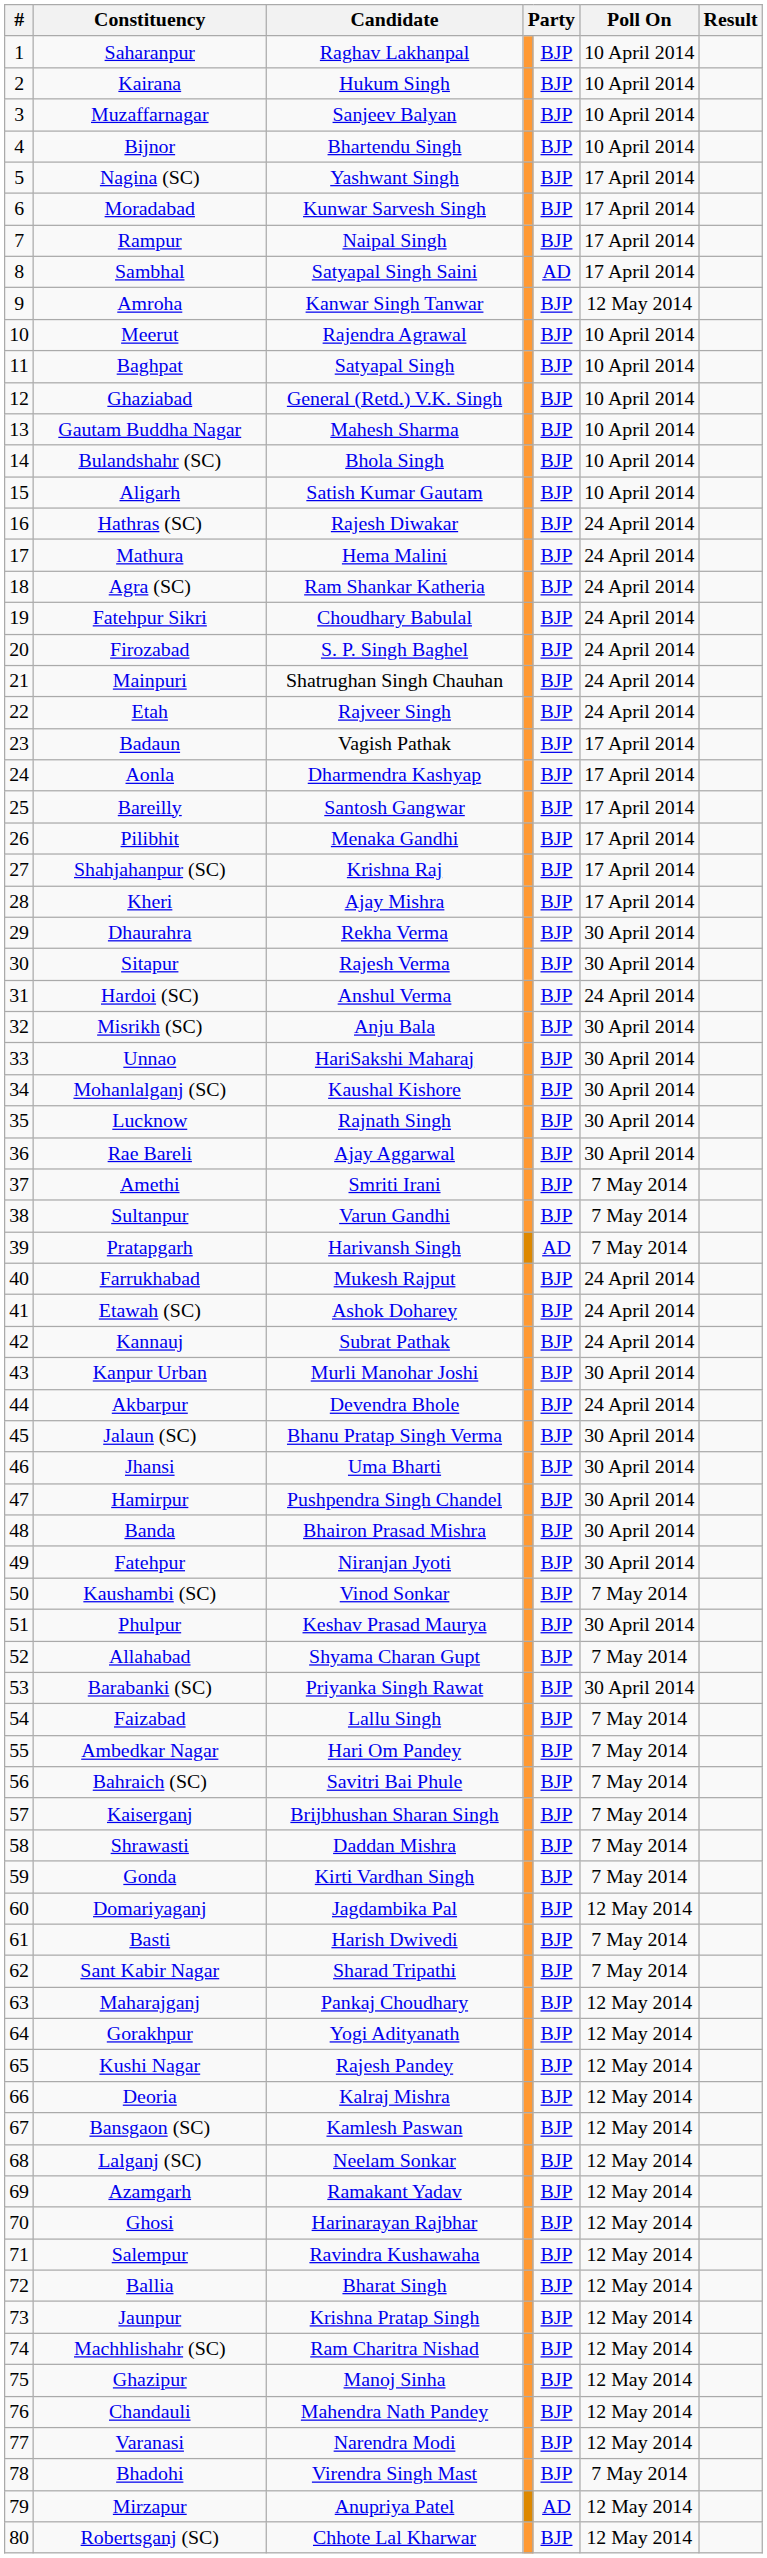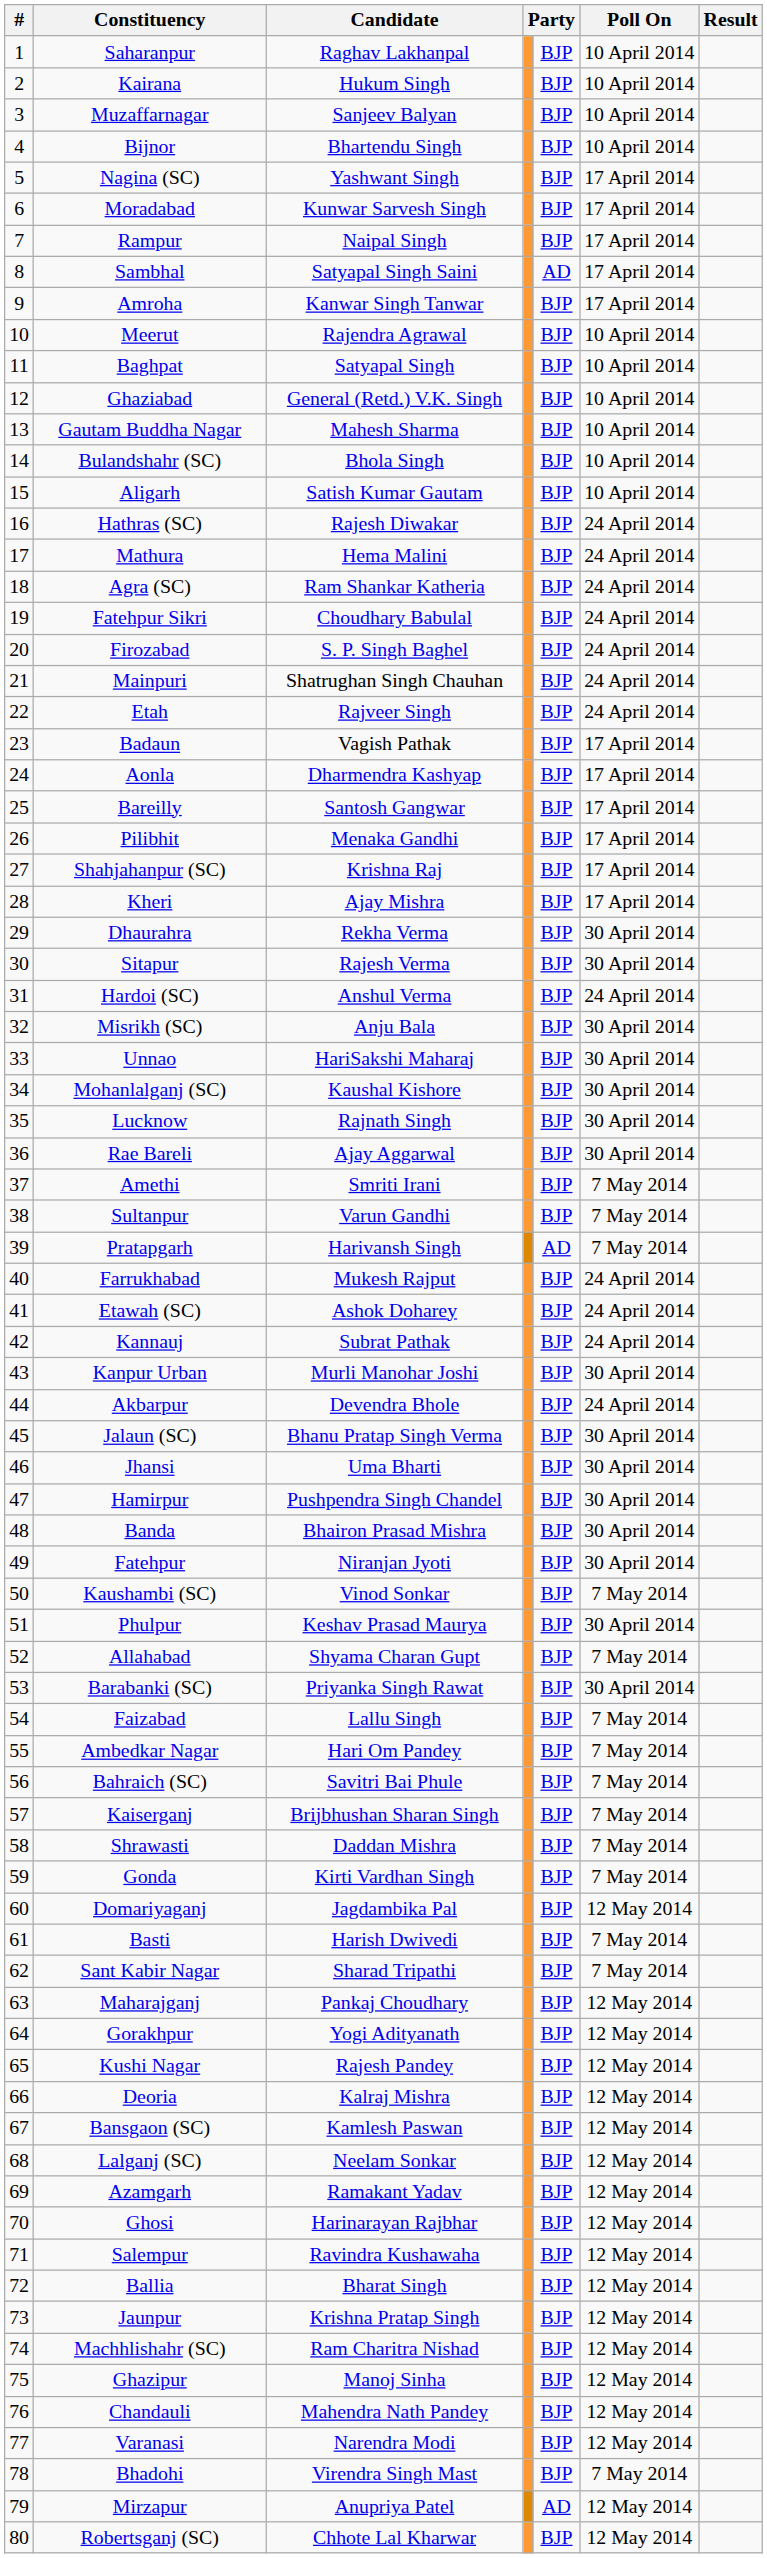(639, 303) 12 May 2014 -> (639, 303) 17 April 2014
